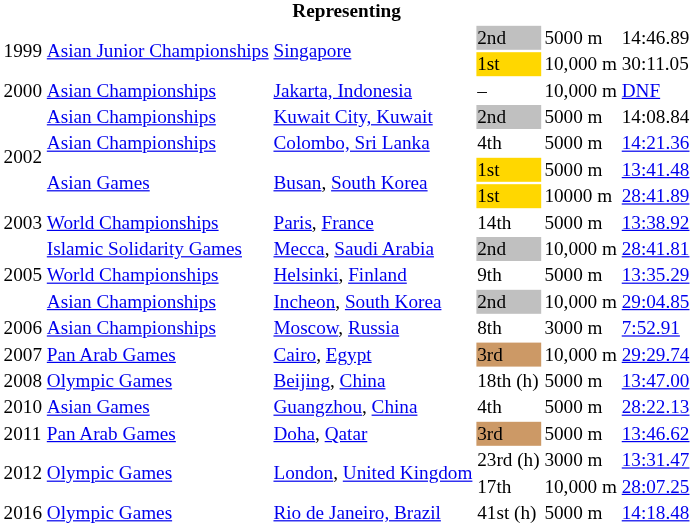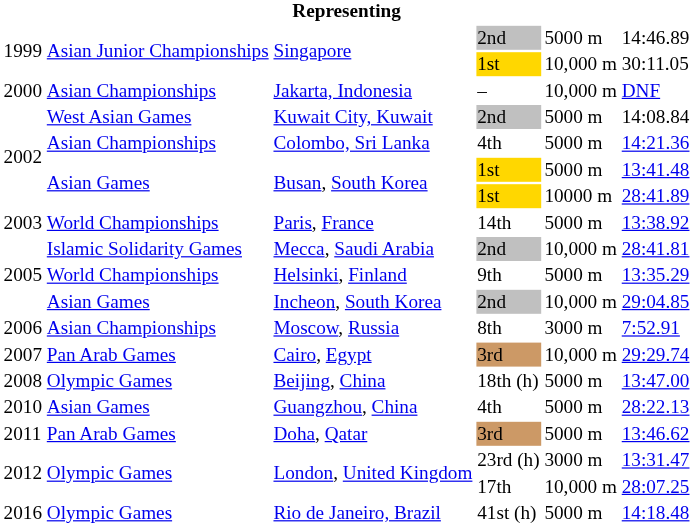(131, 116) Asian Championships -> (119, 116) West Asian Games
(131, 301) Asian Championships -> (98, 301) Asian Games
